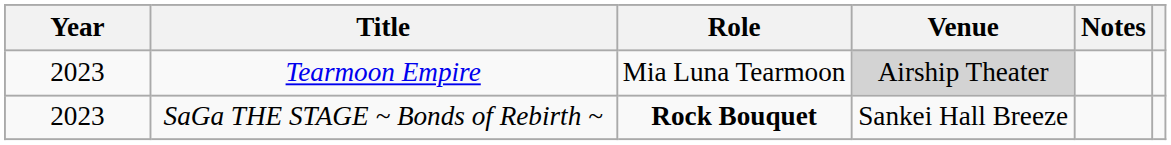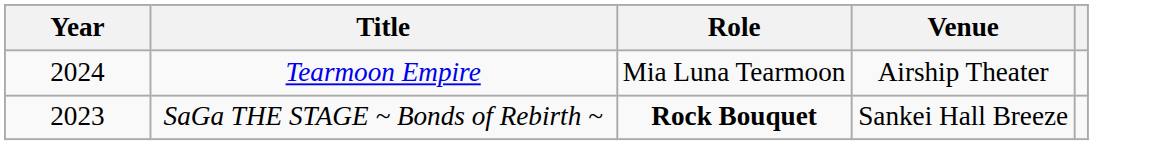- column: (1113, 27)
(77, 72) 2023 -> (77, 72) 2024
(963, 72) lightgrey background -> (963, 72) no background
